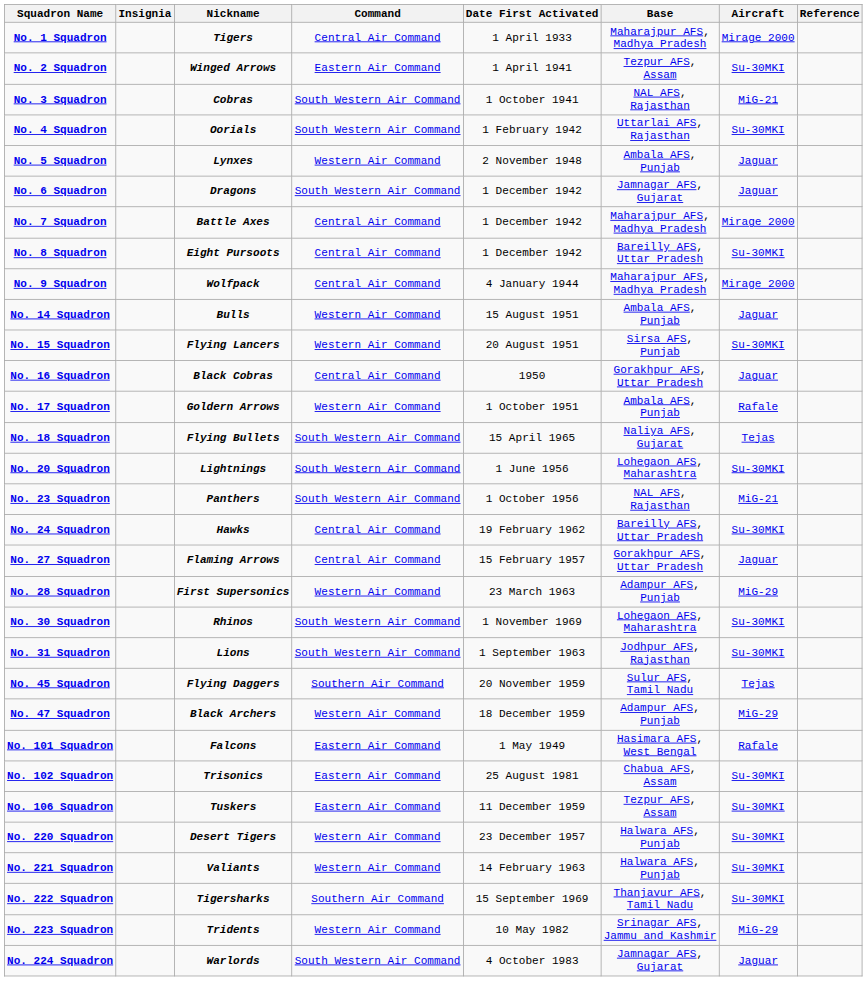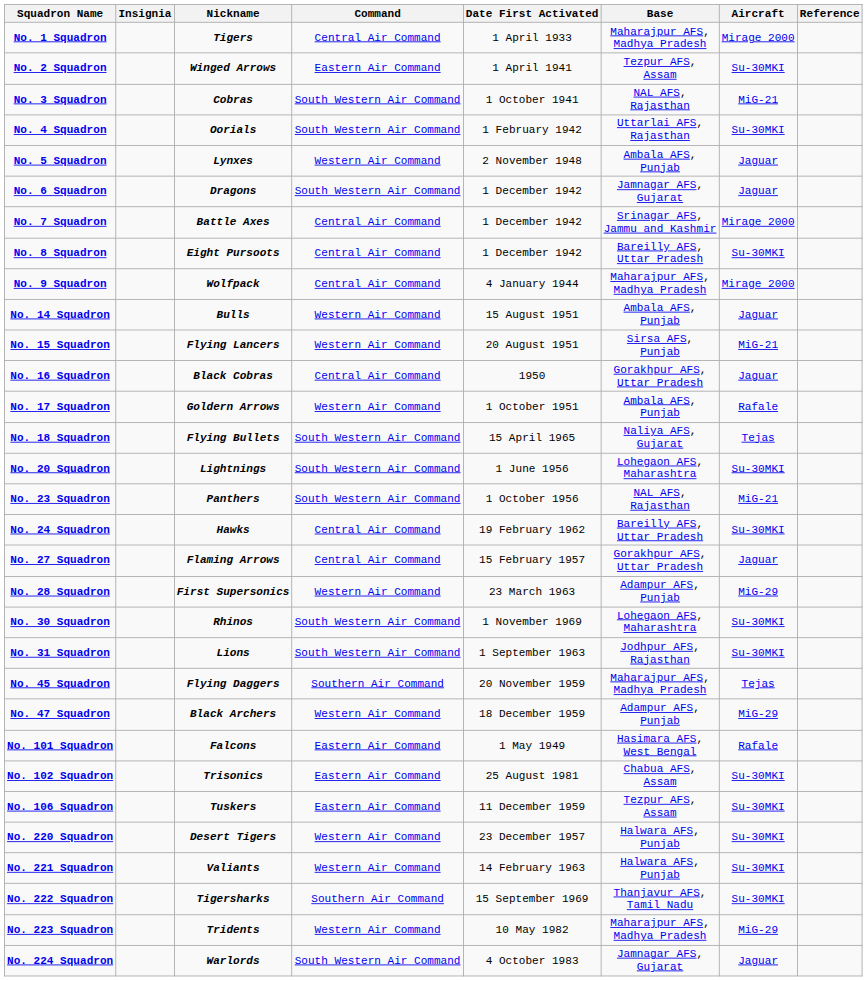(660, 222) Maharajpur AFS, Madhya Pradesh -> (660, 222) Srinagar AFS, Jammu and Kashmir
(758, 345) Su-30MKI -> (758, 345) MiG-21
(660, 684) Sulur AFS, Tamil Nadu -> (660, 684) Maharajpur AFS, Madhya Pradesh
(660, 930) Srinagar AFS, Jammu and Kashmir -> (660, 930) Maharajpur AFS, Madhya Pradesh
